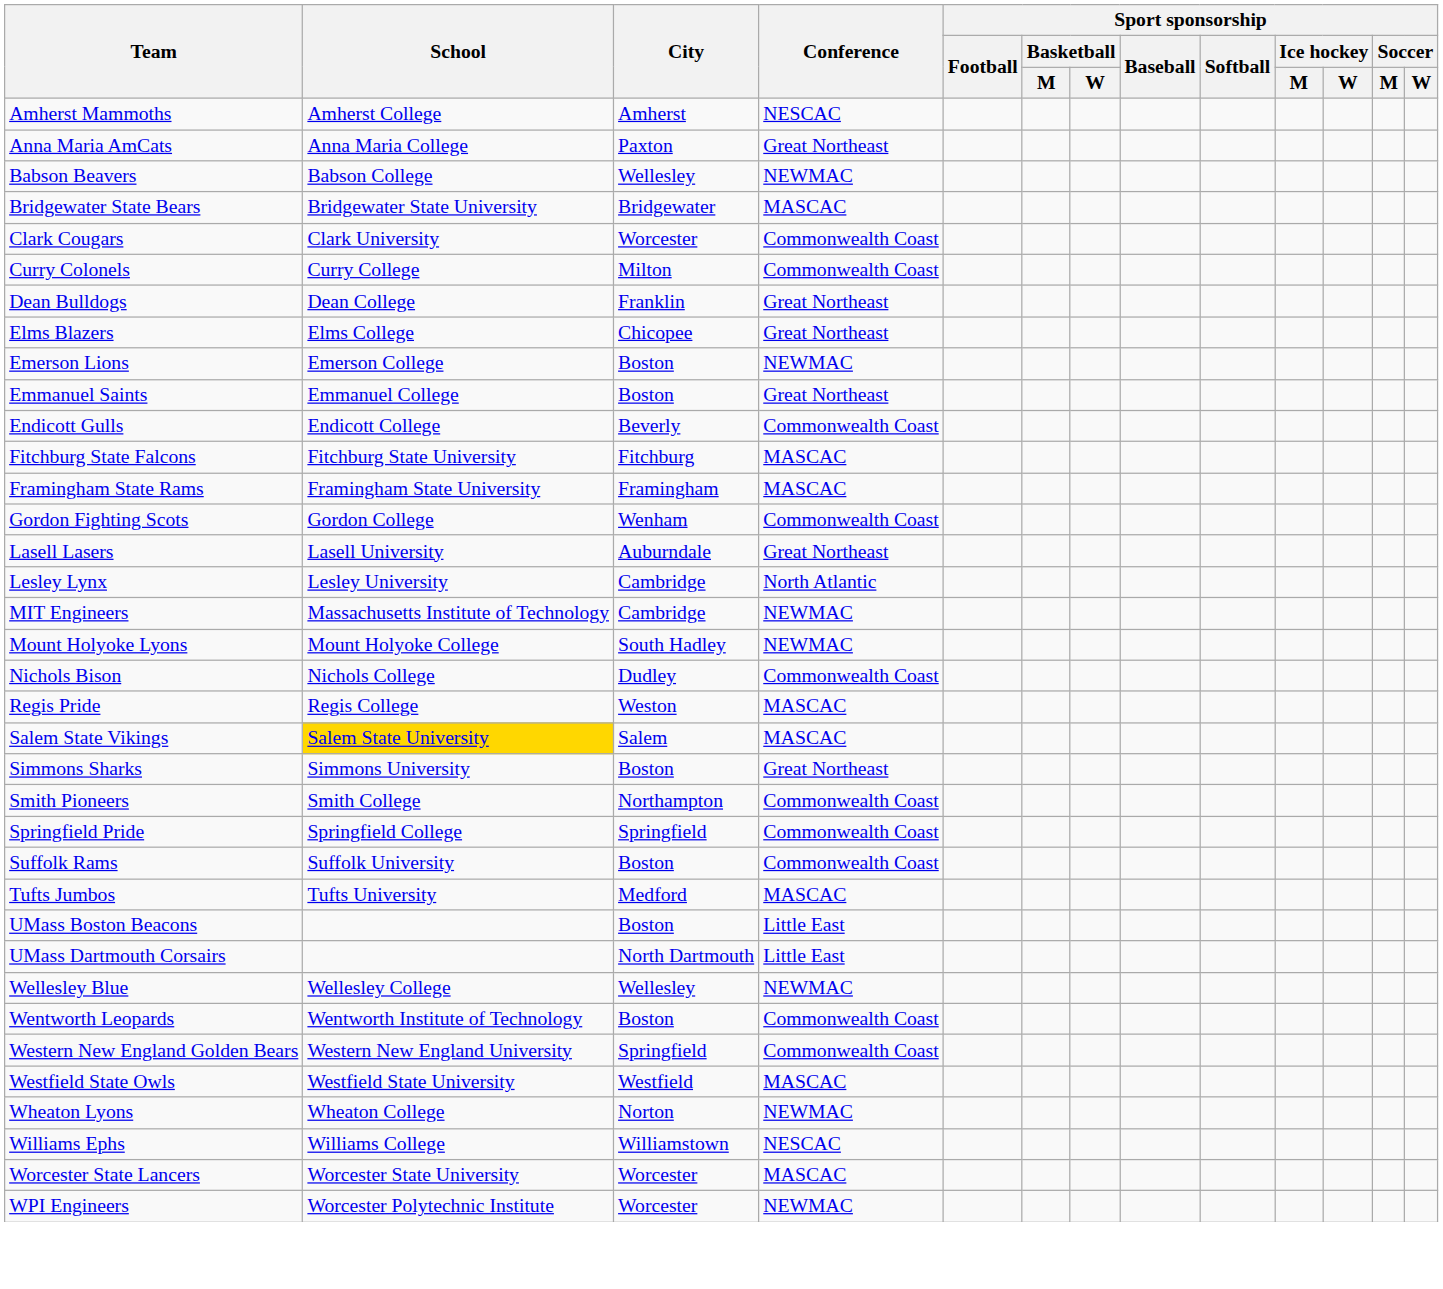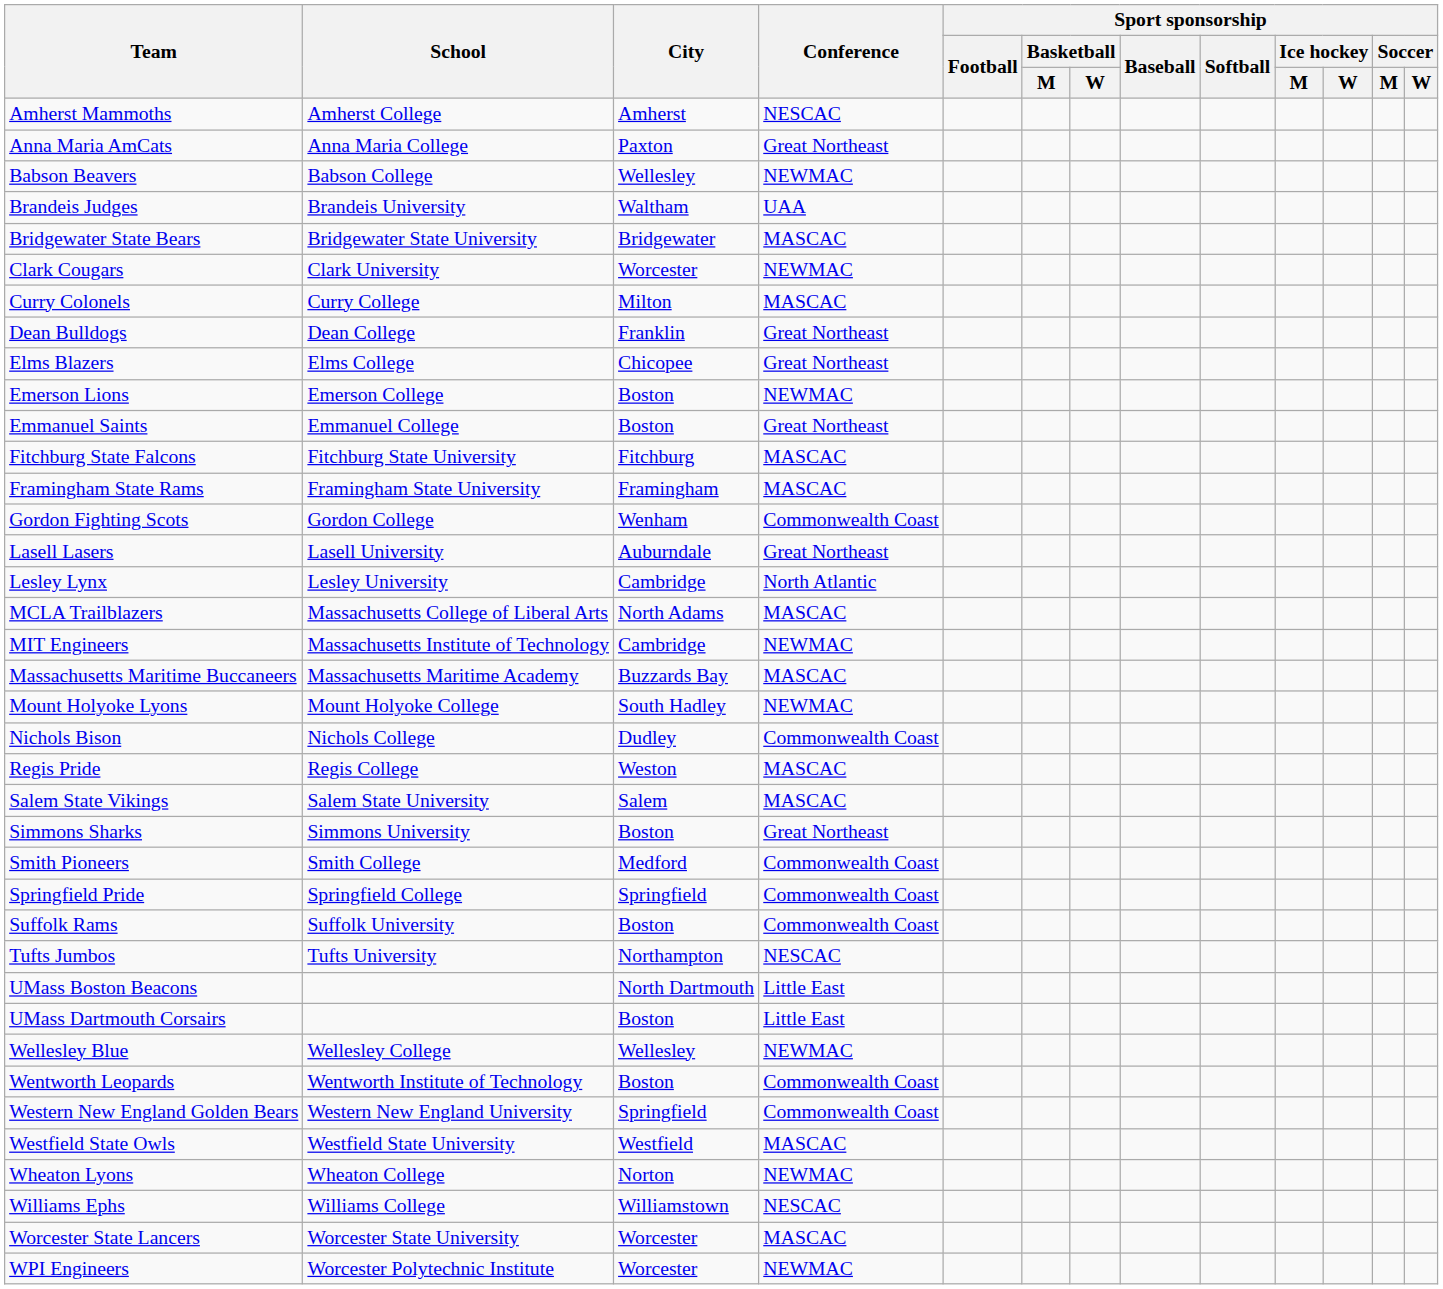+ row: (73, 207)
(851, 238) Commonwealth Coast -> (808, 269) NEWMAC
(851, 269) Commonwealth Coast -> (805, 301) MASCAC
- row: (66, 425)
+ row: (86, 613)
+ row: (153, 675)
(398, 737) gold background -> (398, 800) no background
(671, 800) Northampton -> (653, 862) Medford
(653, 894) Medford -> (671, 956) Northampton
(805, 894) MASCAC -> (802, 956) NESCAC
(646, 925) Boston -> (686, 987) North Dartmouth
(686, 956) North Dartmouth -> (646, 1018) Boston
